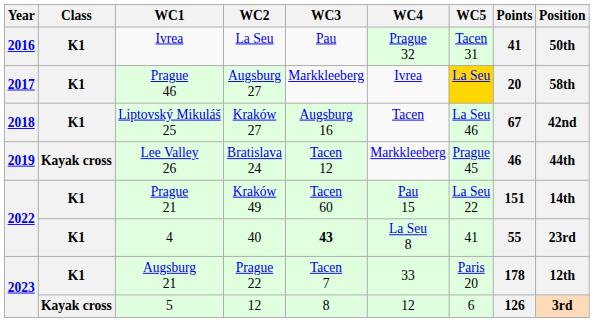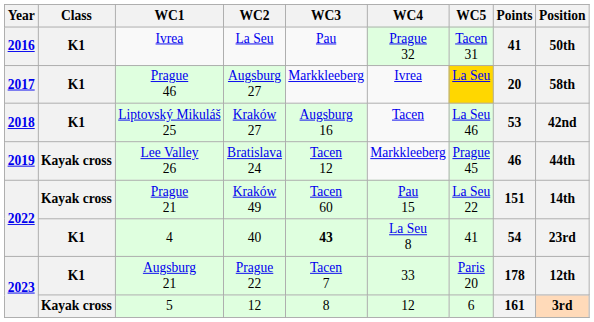(515, 122) 67 -> (515, 122) 53
(76, 199) K1 -> (76, 199) Kayak cross
(515, 237) 55 -> (515, 237) 54
(515, 306) 126 -> (515, 306) 161
